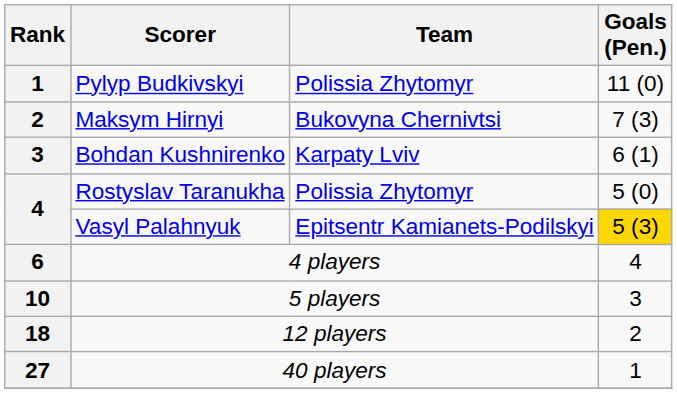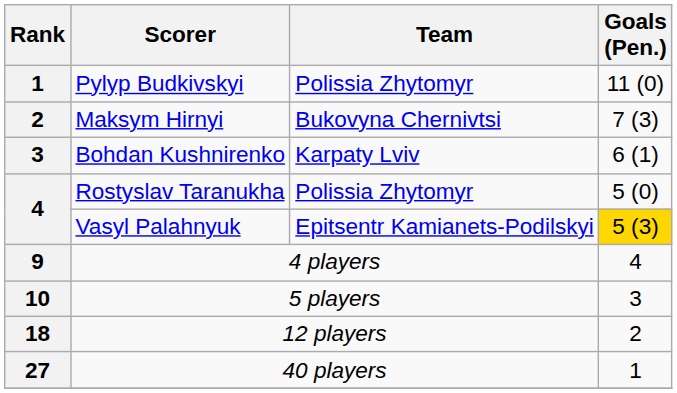(37, 262) 6 -> (37, 262) 9
